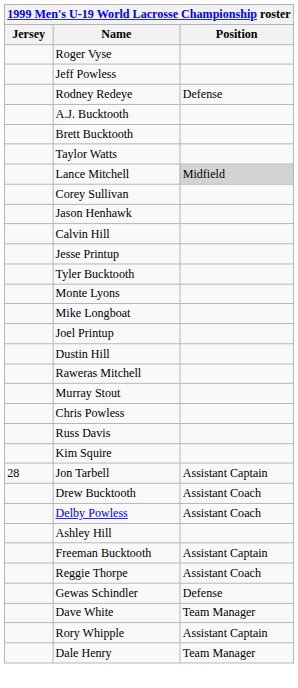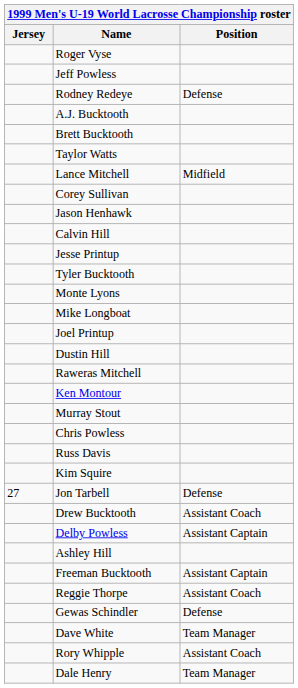(204, 174) lightgrey background -> (204, 174) no background
+ row: (88, 393)
(13, 473) 28 -> (13, 493) 27
(225, 473) Assistant Captain -> (203, 493) Defense
(222, 513) Assistant Coach -> (225, 533) Assistant Captain
(225, 633) Assistant Captain -> (222, 653) Assistant Coach
